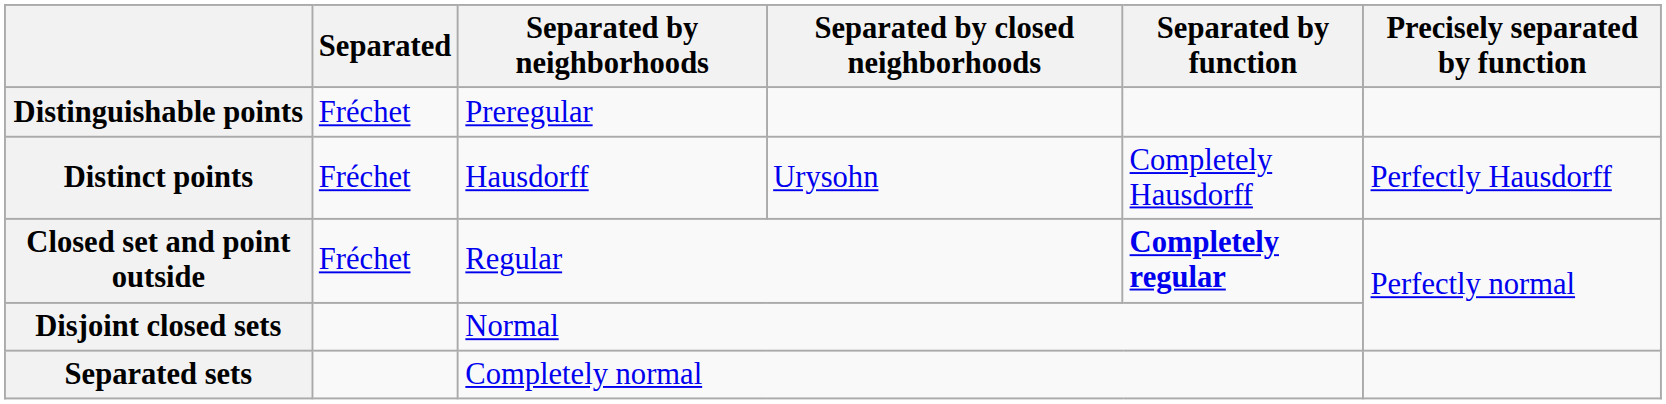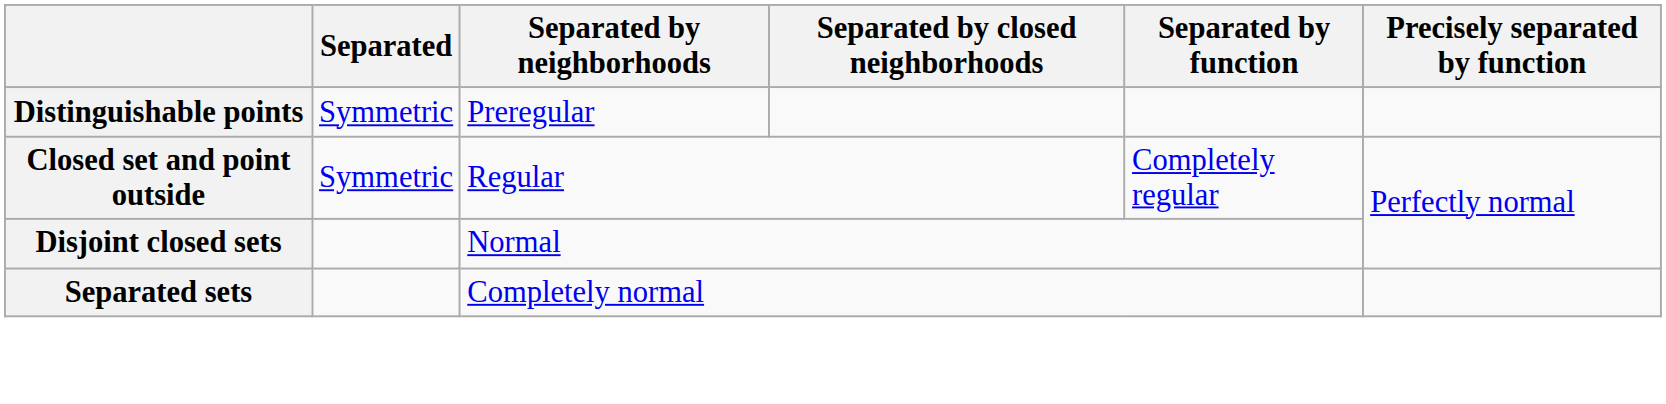(365, 111) Fréchet -> (386, 111) Symmetric
- row: (158, 177)
(365, 260) Fréchet -> (386, 177) Symmetric
(1204, 260) bold -> (1203, 177) normal
